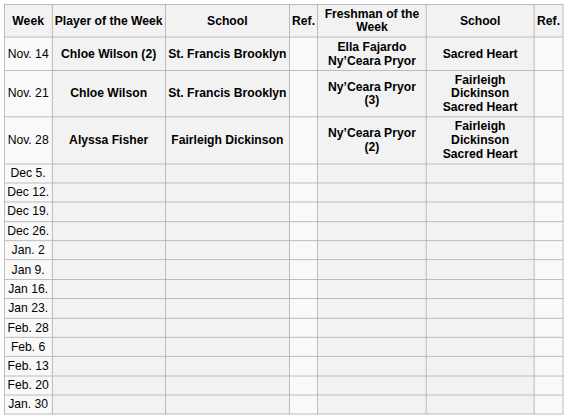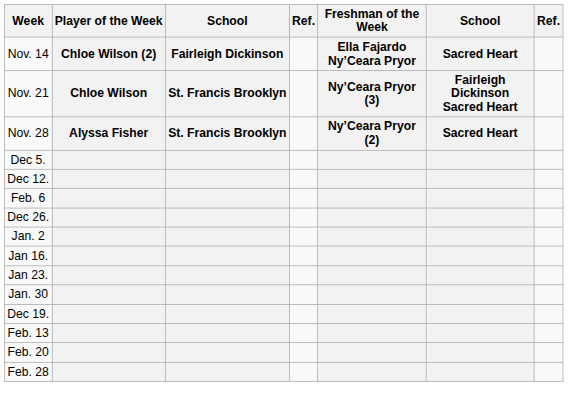(227, 53) St. Francis Brooklyn -> (227, 53) Fairleigh Dickinson
(227, 140) Fairleigh Dickinson -> (227, 133) St. Francis Brooklyn
(480, 140) Fairleigh Dickinson Sacred Heart -> (480, 133) Sacred Heart
rows swapped: (28, 211) <-> (28, 346)
- row: (28, 269)
rows swapped: (28, 404) <-> (28, 327)
